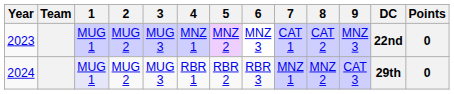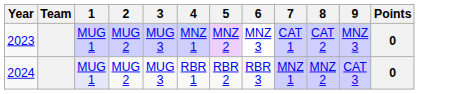- column: (388, 14)
